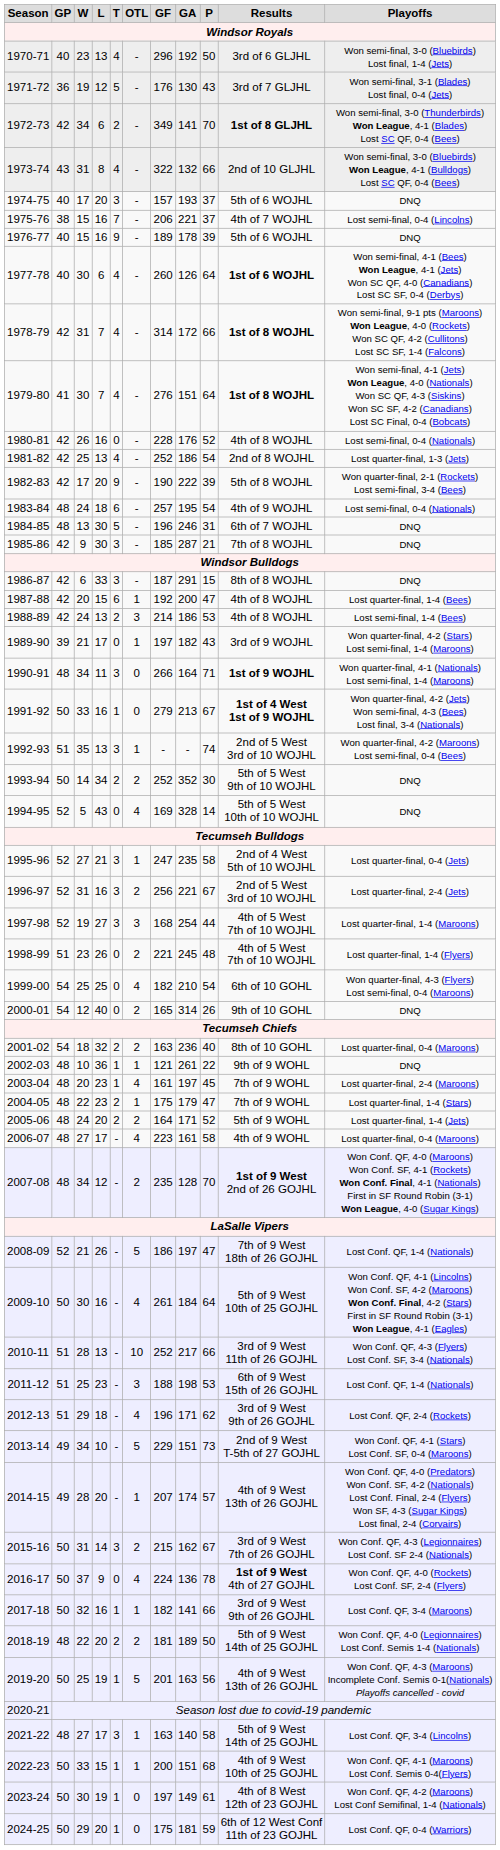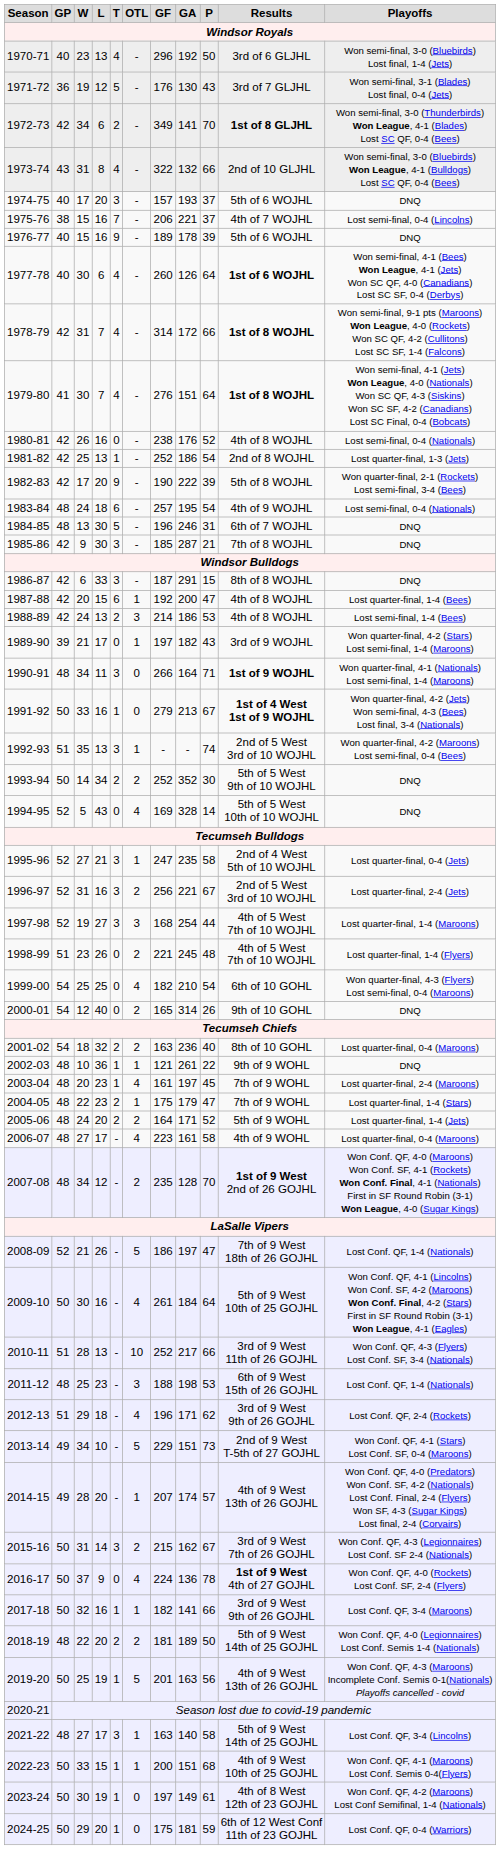(163, 440) 228 -> (163, 440) 238
(116, 458) 4 -> (116, 458) 1
(63, 1384) 51 -> (63, 1384) 48
